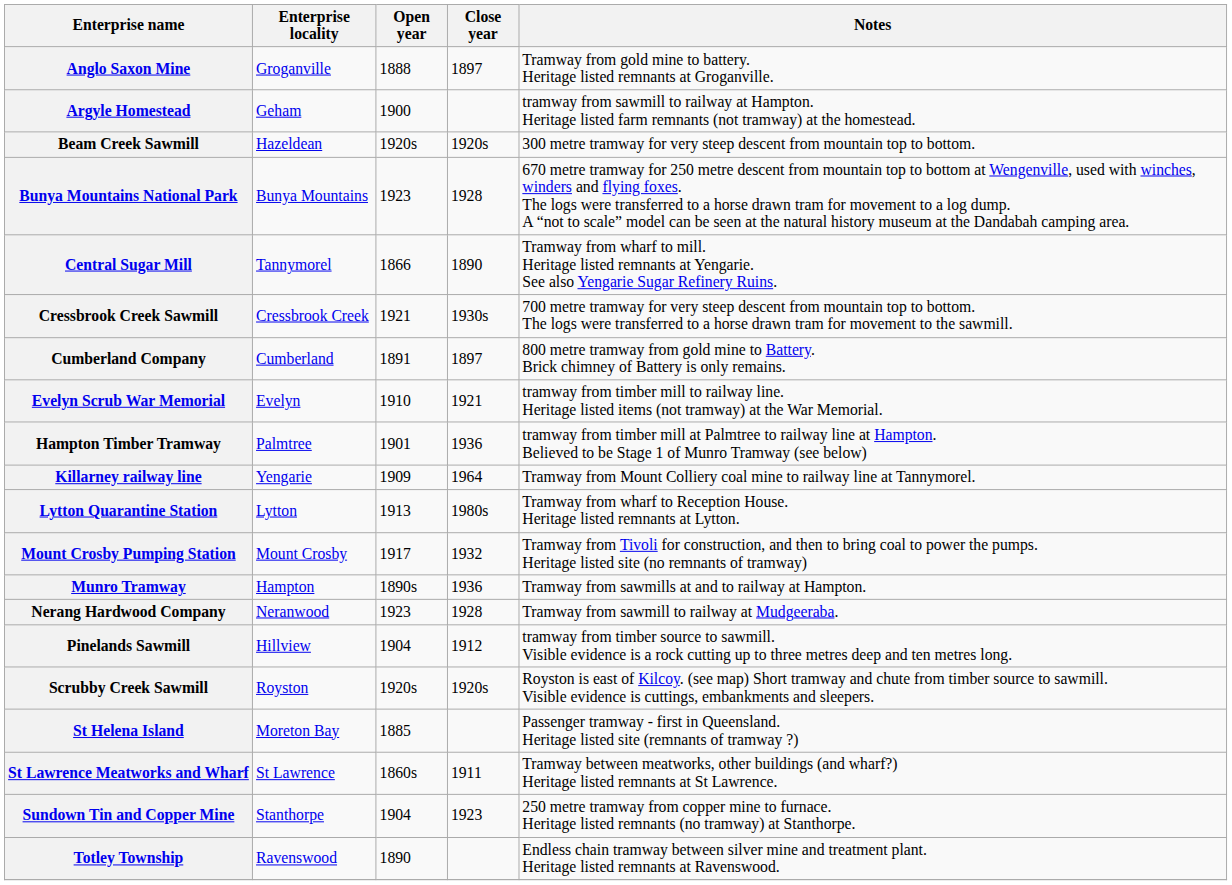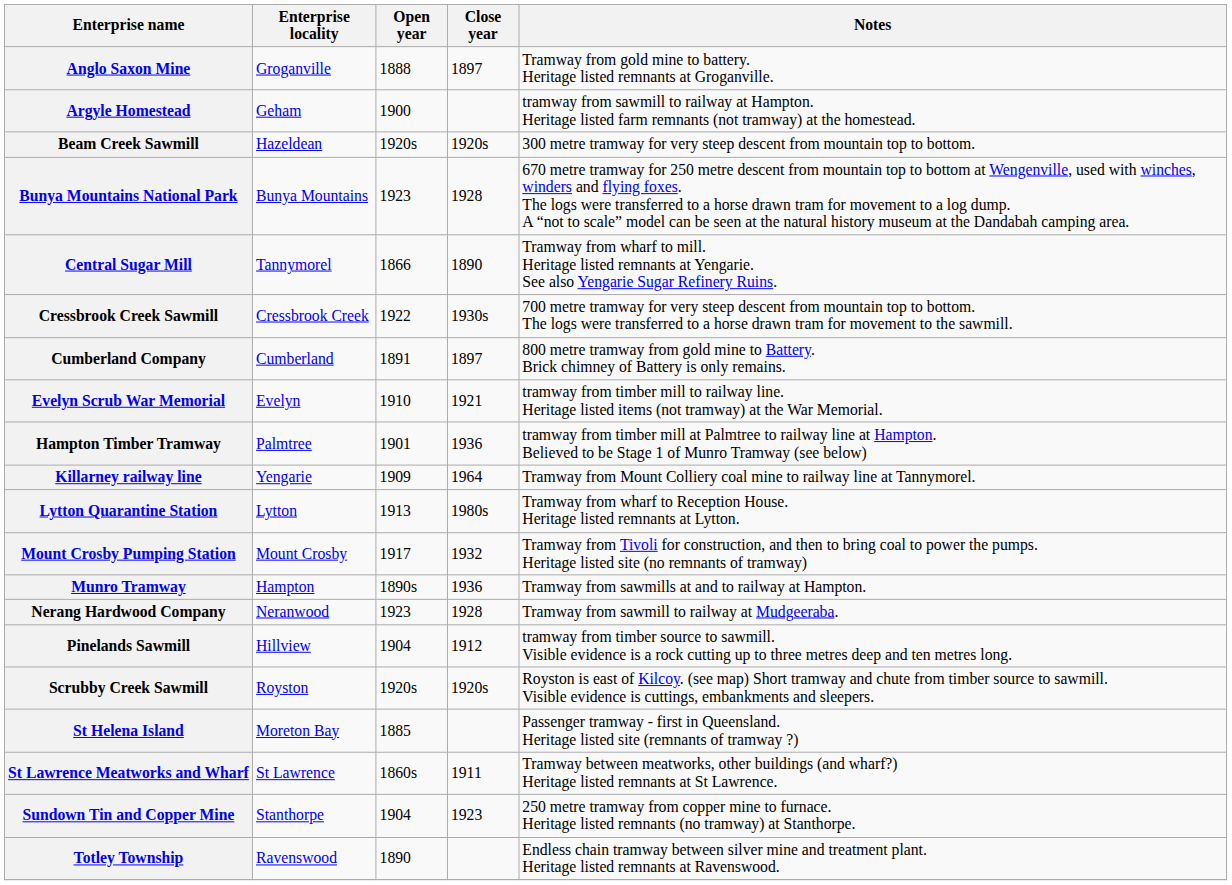(395, 316) 1921 -> (395, 316) 1922
